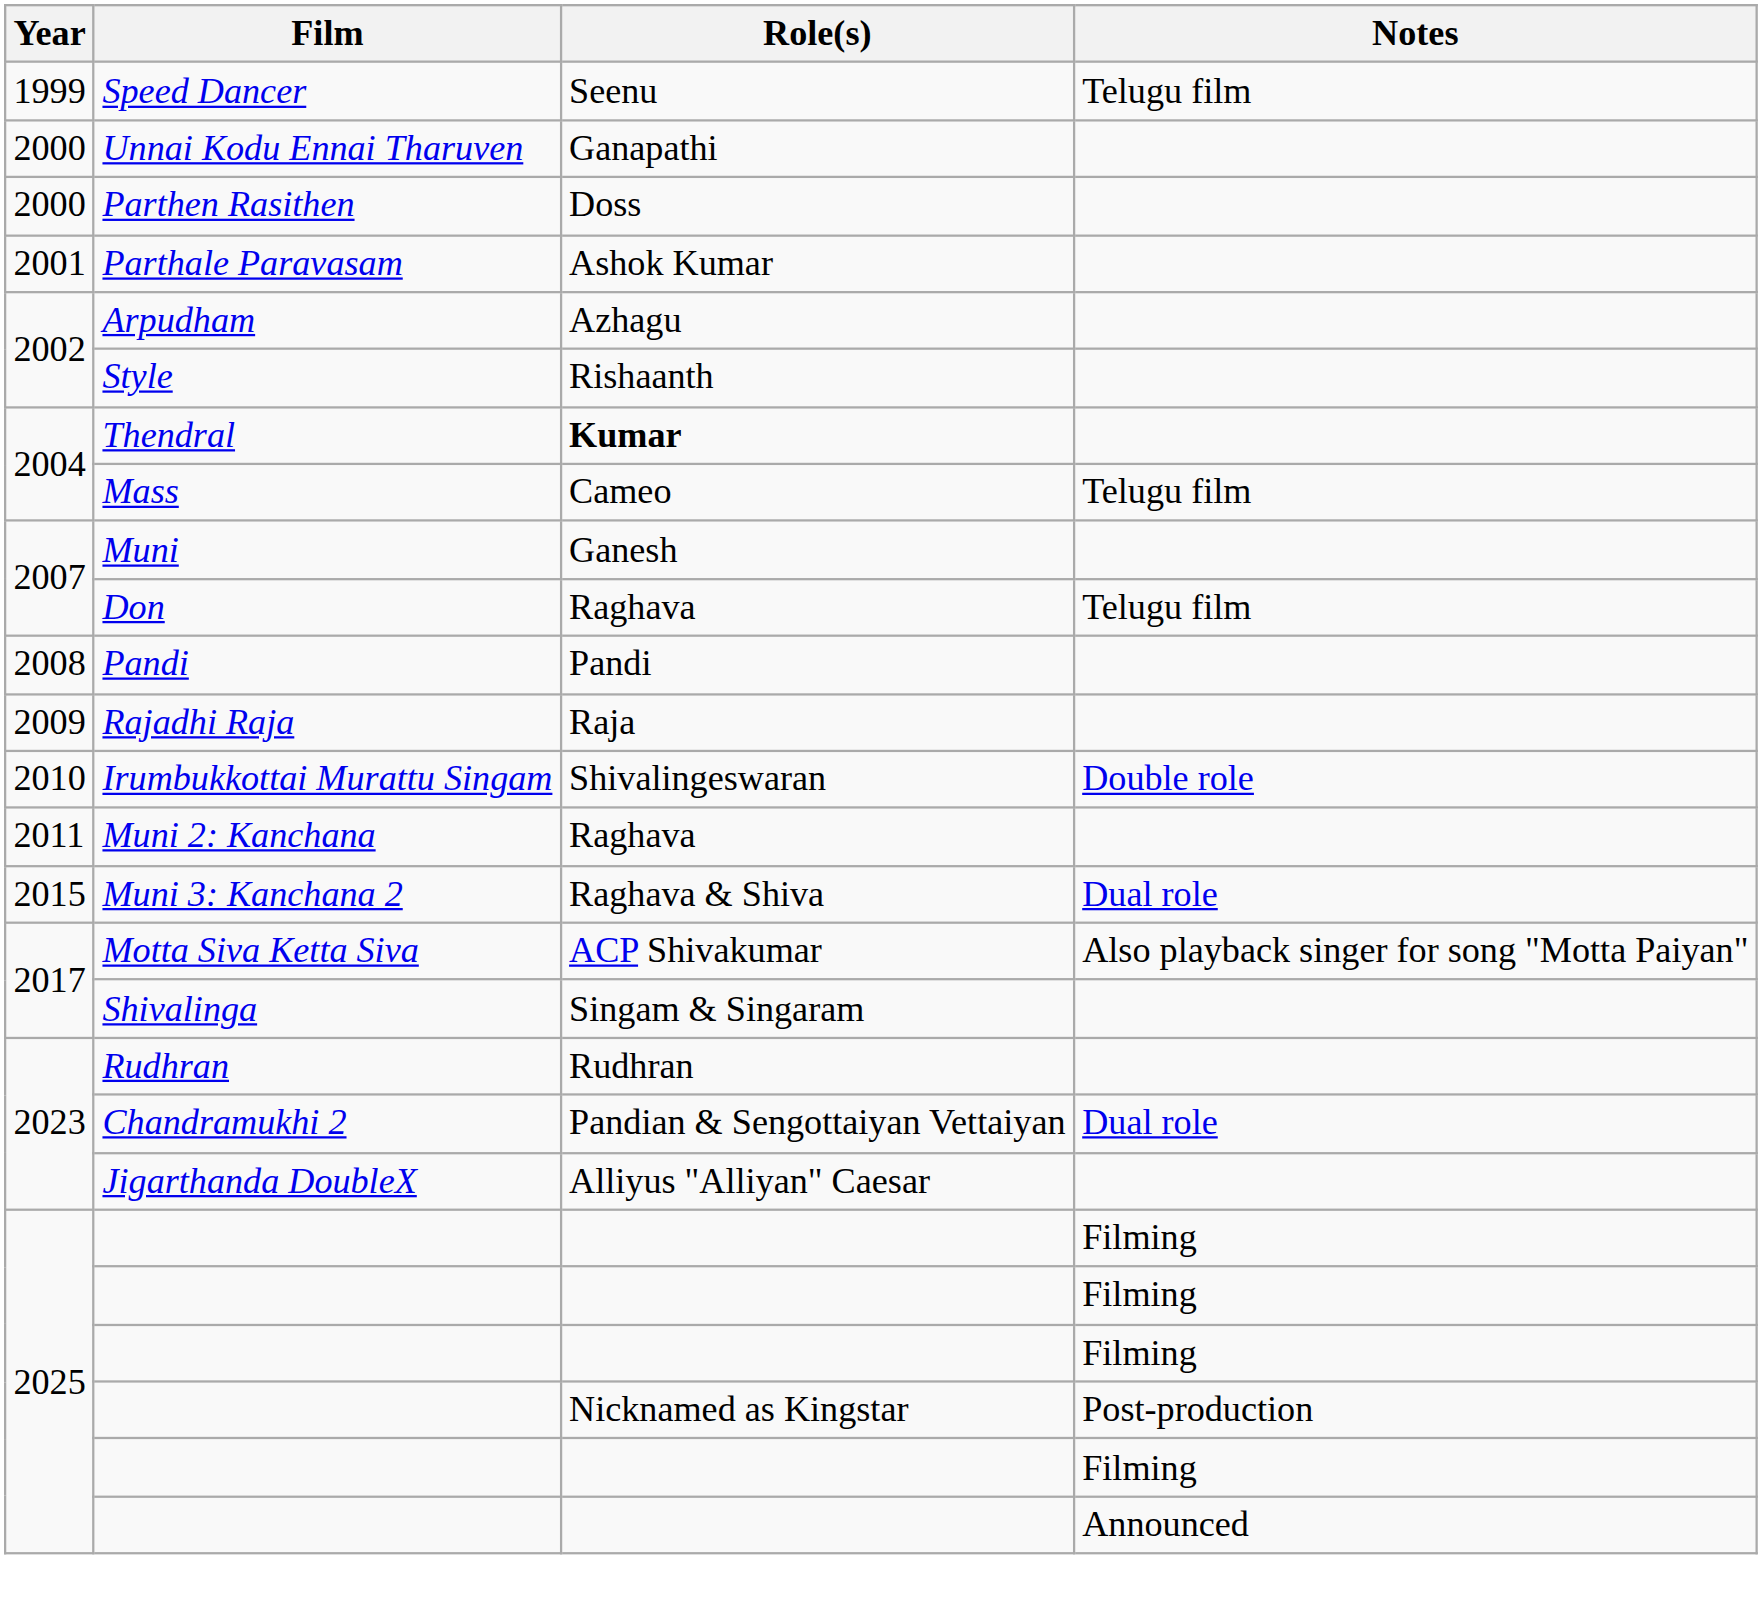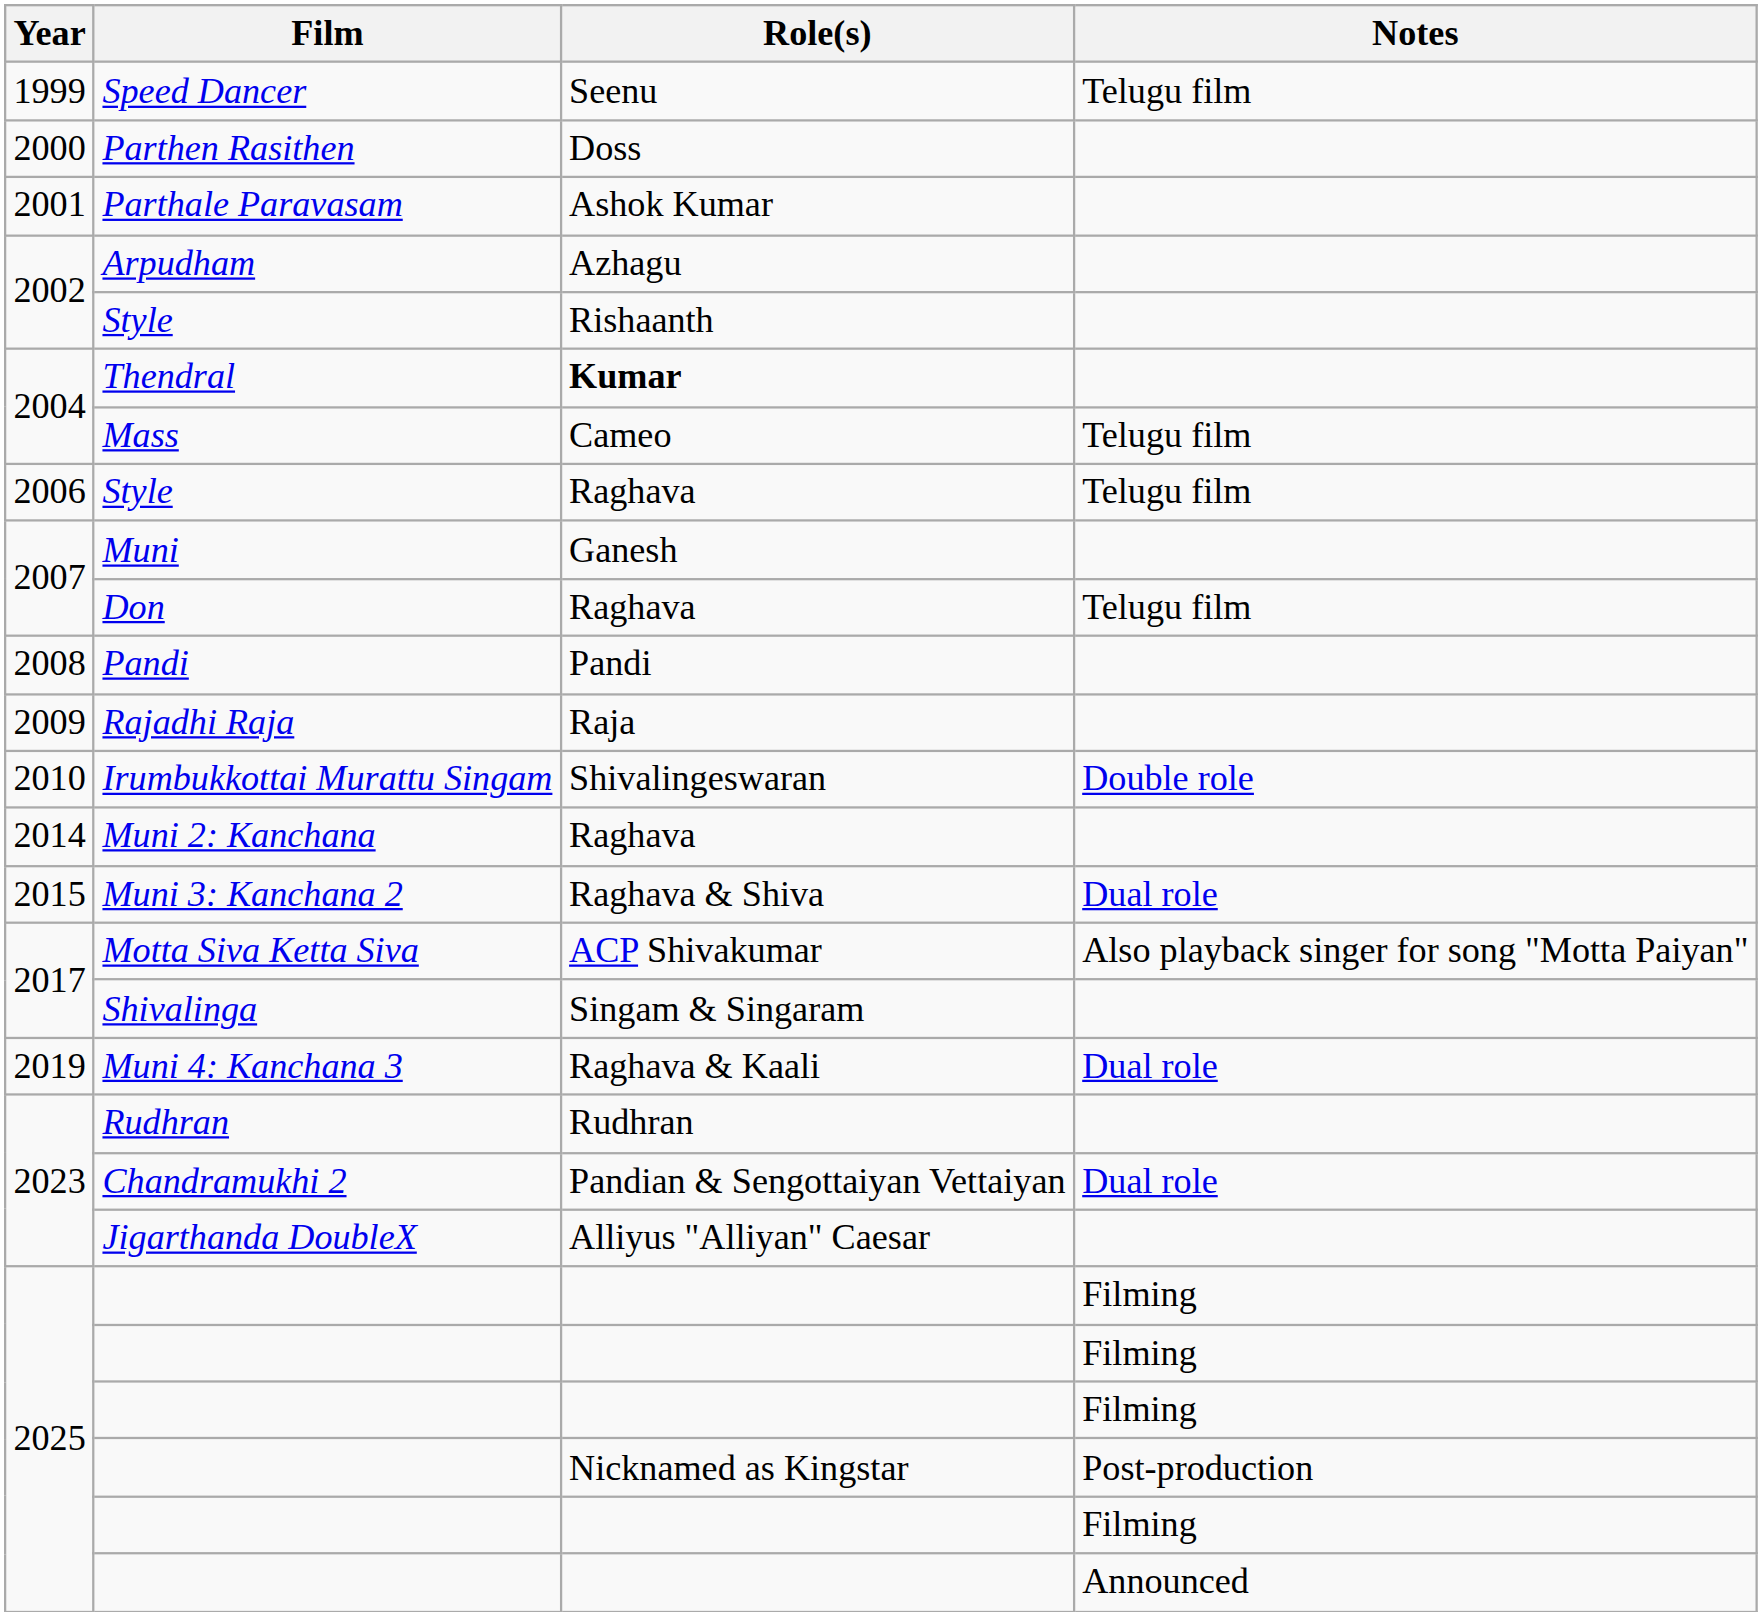- row: (313, 147)
+ row: (138, 491)
(49, 836) 2011 -> (50, 836) 2014
+ row: (253, 1065)
